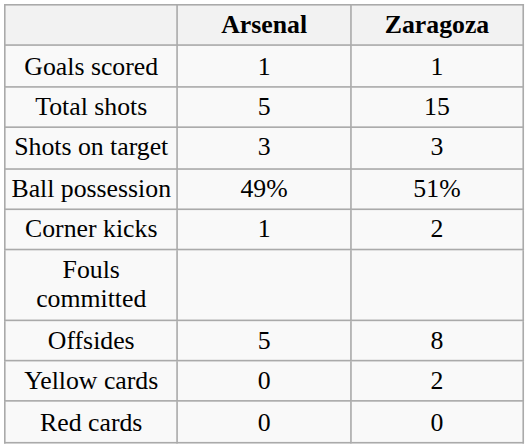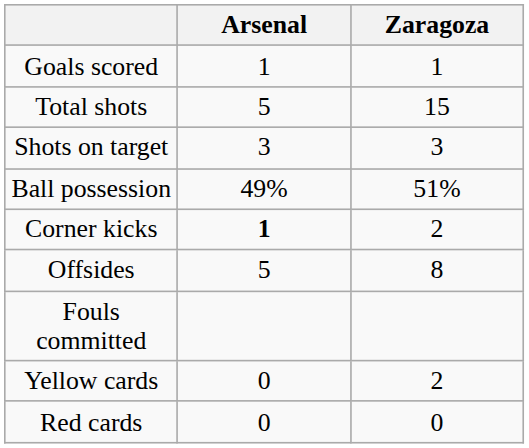(264, 229) normal -> (264, 229) bold
rows swapped: (91, 284) <-> (91, 339)
